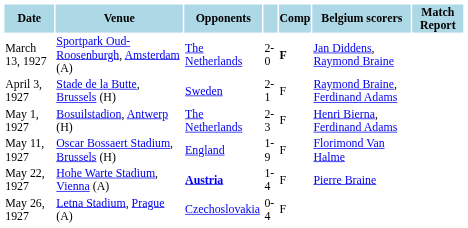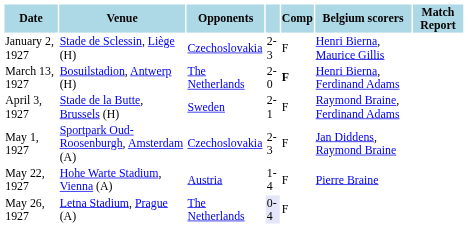+ row: (30, 48)
(118, 54) Sportpark Oud-Roosenburgh, Amsterdam (A) -> (116, 77) Bosuilstadion, Antwerp (H)
(354, 54) Jan Diddens, Raymond Braine -> (358, 77) Henri Bierna, Ferdinand Adams
(112, 120) Bosuilstadion, Antwerp (H) -> (121, 143) Sportpark Oud-Roosenburgh, Amsterdam (A)
(214, 120) The Netherlands -> (225, 143) Czechoslovakia
(355, 120) Henri Bierna, Ferdinand Adams -> (356, 143) Jan Diddens, Raymond Braine
- row: (25, 150)
(204, 179) bold -> (205, 179) normal
(223, 209) Czechoslovakia -> (216, 209) The Netherlands
(269, 209) no background -> (272, 209) lavender background
